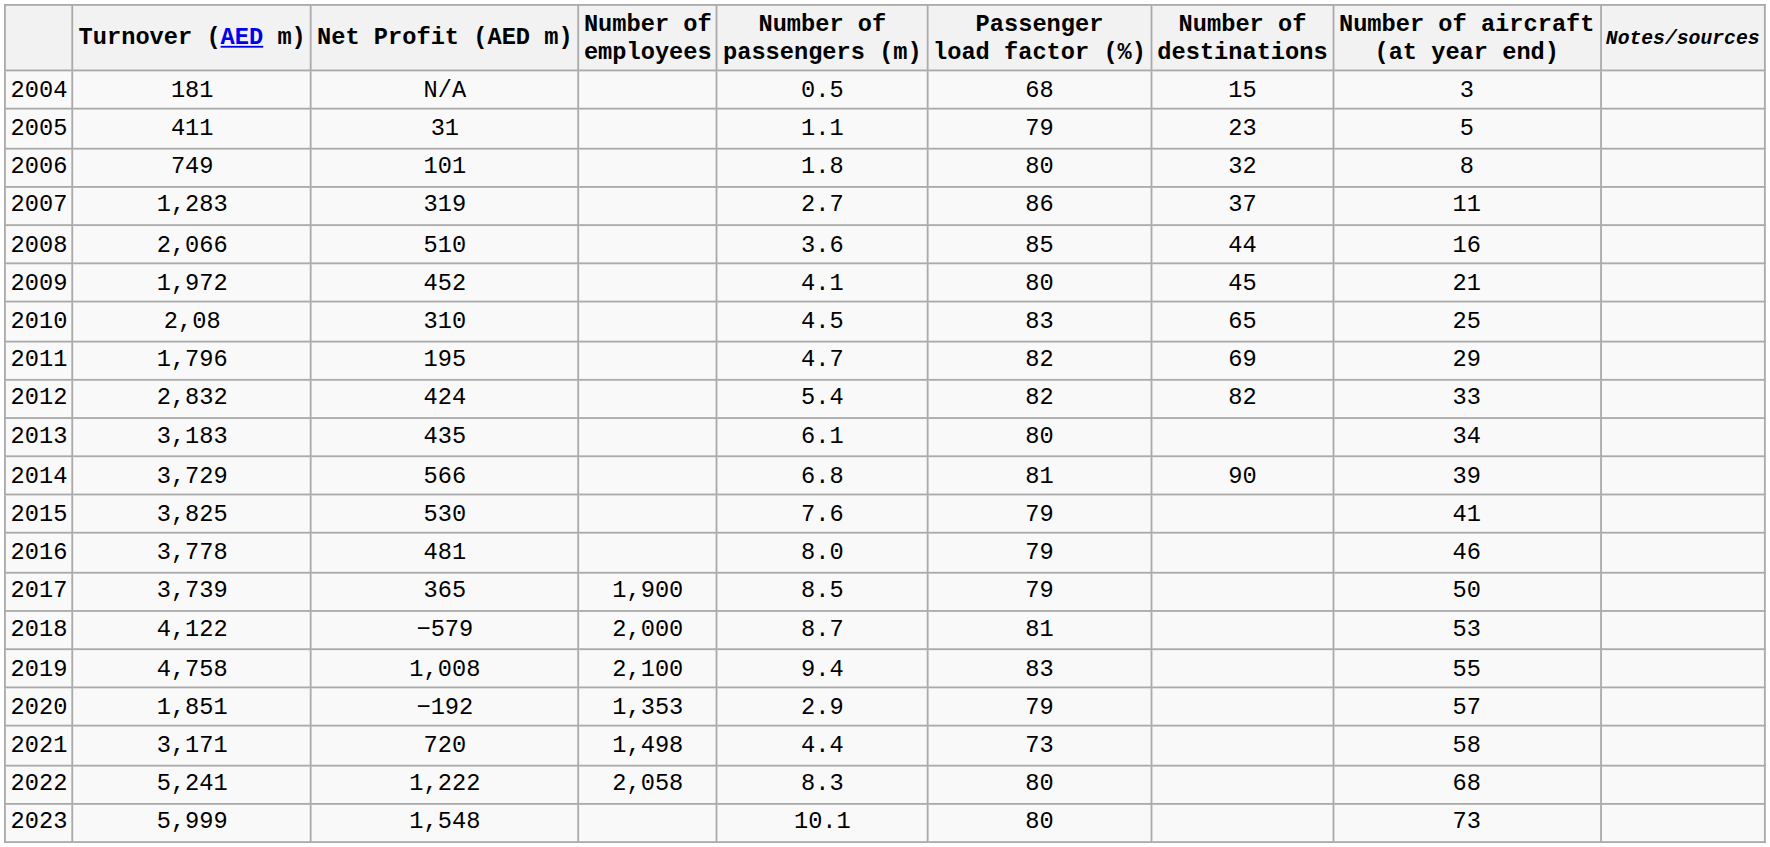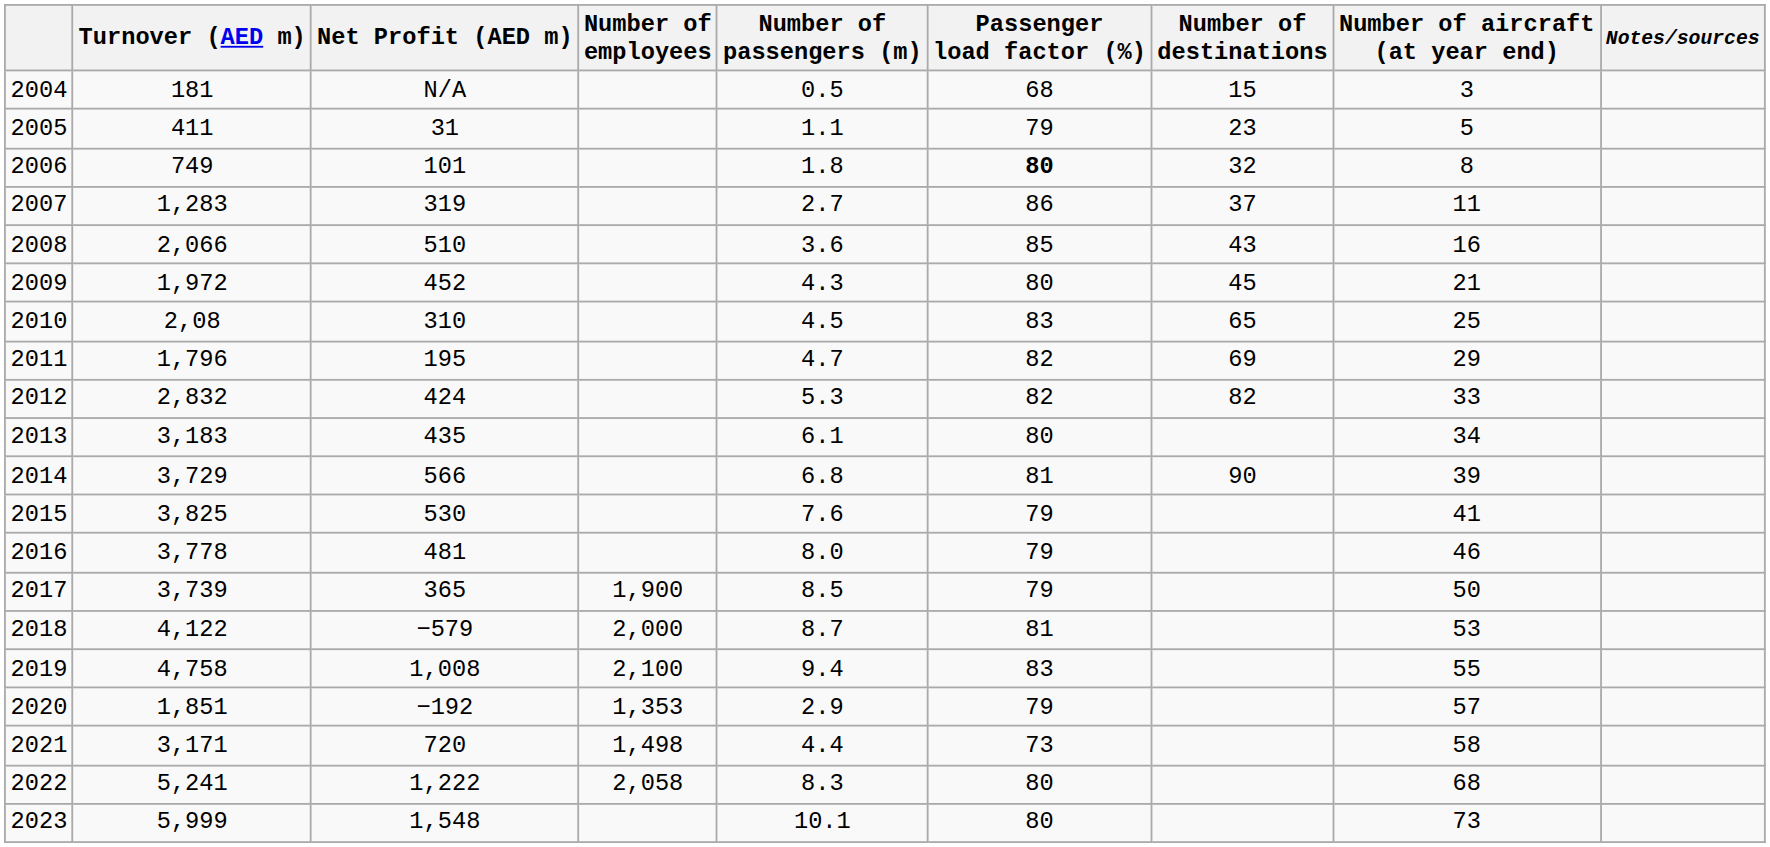(1040, 167) normal -> (1040, 167) bold
(1242, 244) 44 -> (1242, 244) 43
(822, 283) 4.1 -> (822, 283) 4.3
(822, 399) 5.4 -> (822, 399) 5.3
